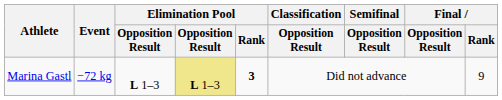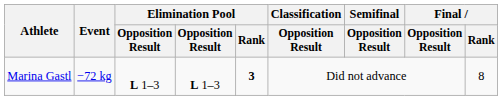(205, 85) khaki background -> (205, 85) no background
(481, 76) 9 -> (481, 76) 8
